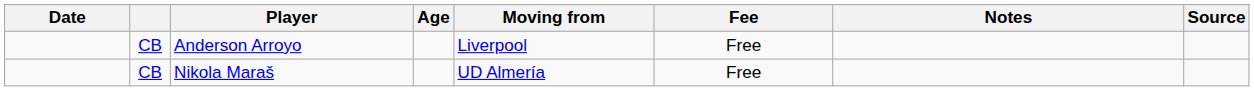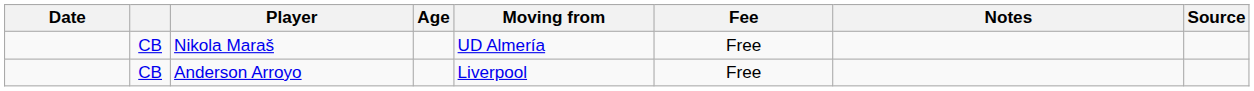rows swapped: (238, 45) <-> (224, 72)
